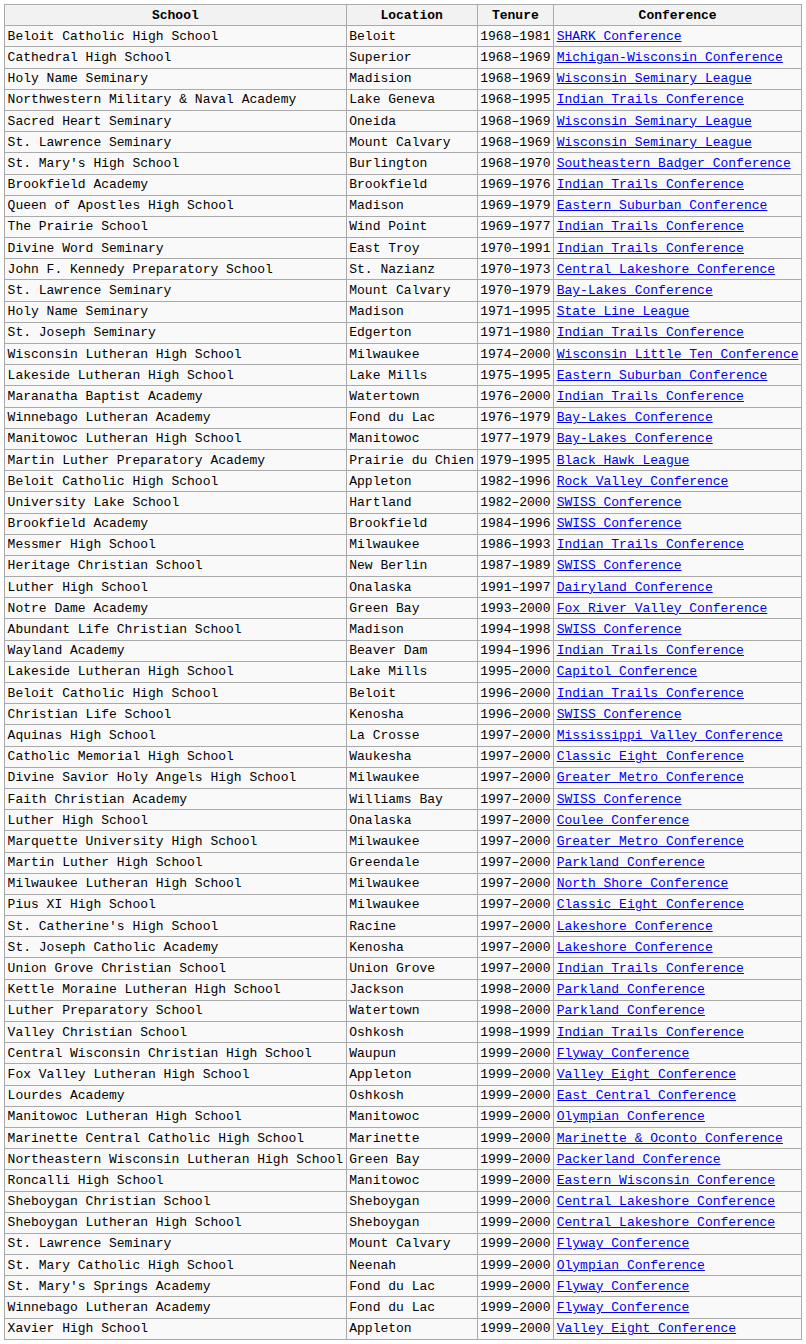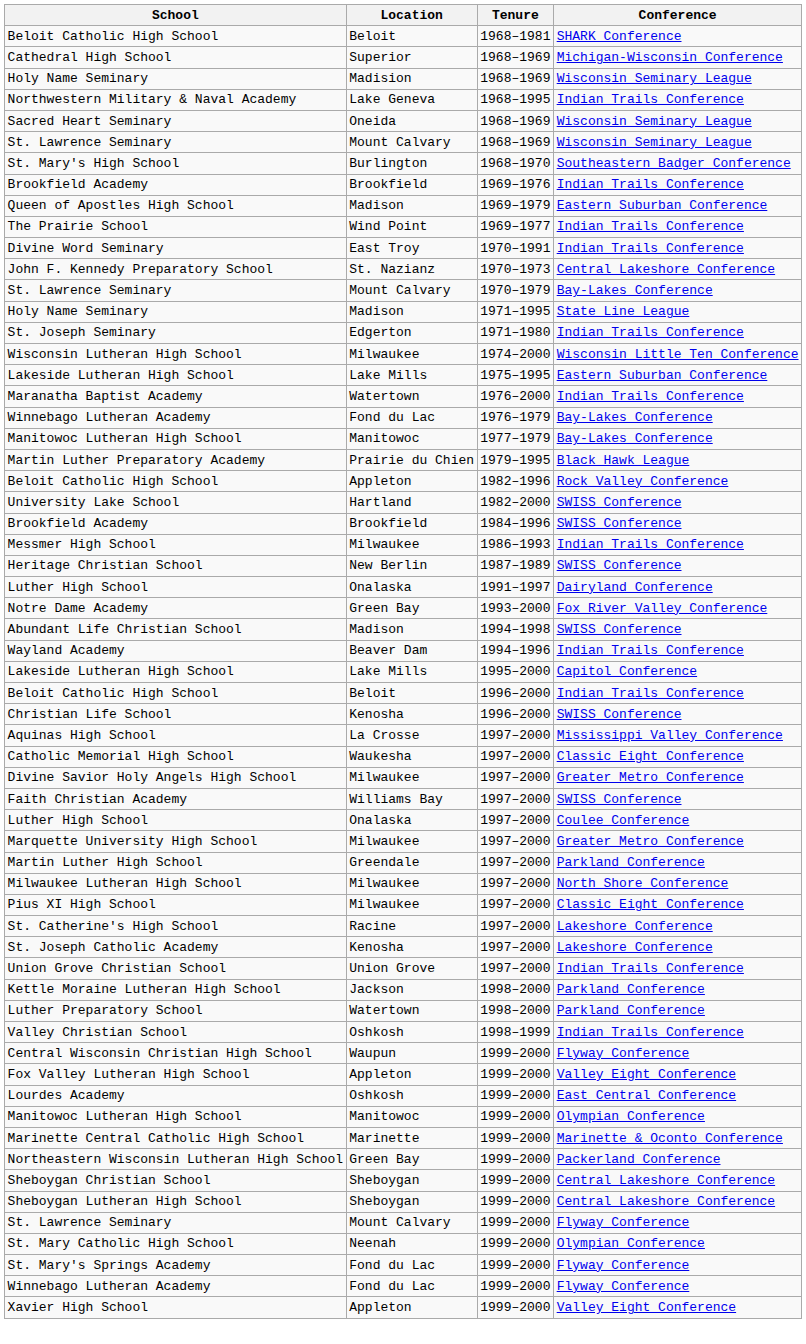- row: (86, 1180)
